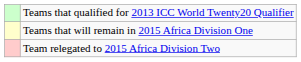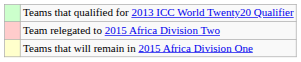rows swapped: (138, 30) <-> (121, 48)
